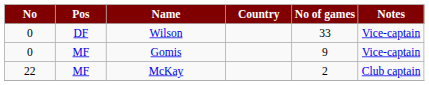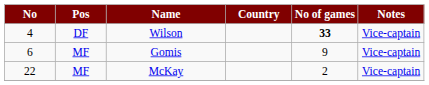(30, 33) 0 -> (30, 33) 4
(325, 33) normal -> (325, 33) bold
(30, 52) 0 -> (30, 52) 6
(391, 71) Club captain -> (391, 71) Vice-captain
